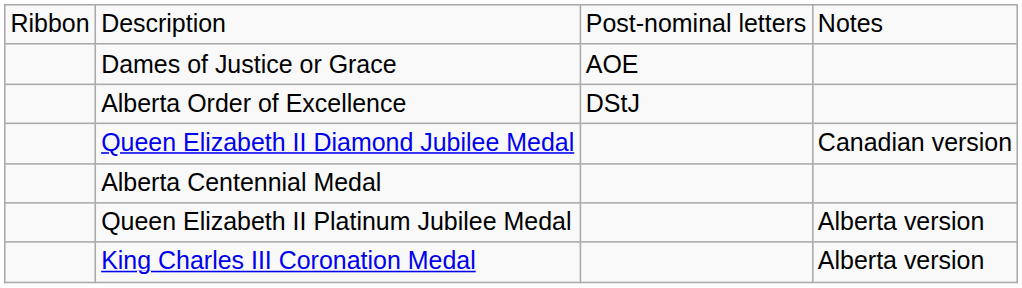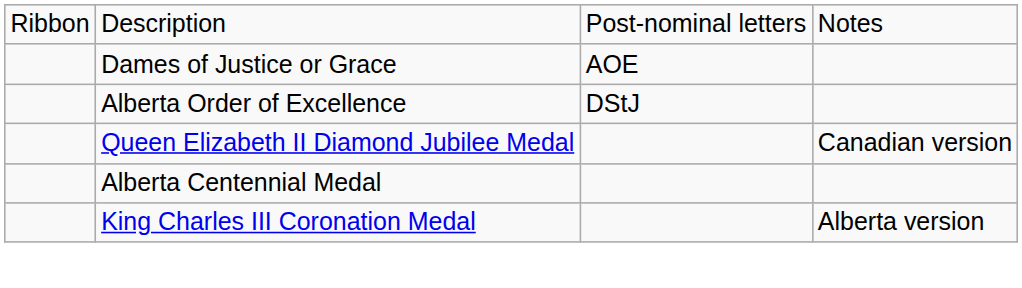- row: (336, 222)
